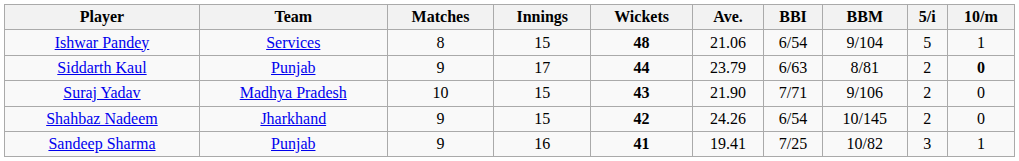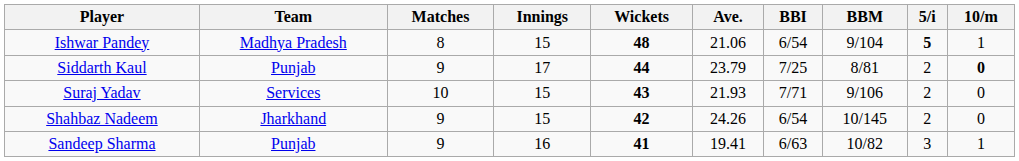(293, 42) Services -> (293, 42) Madhya Pradesh
(927, 42) normal -> (927, 42) bold
(793, 67) 6/63 -> (793, 67) 7/25
(293, 93) Madhya Pradesh -> (293, 93) Services
(728, 93) 21.90 -> (728, 93) 21.93
(793, 144) 7/25 -> (793, 144) 6/63
